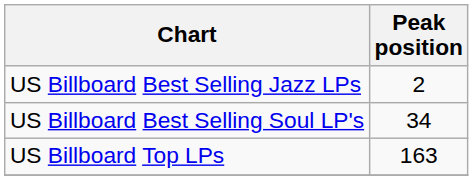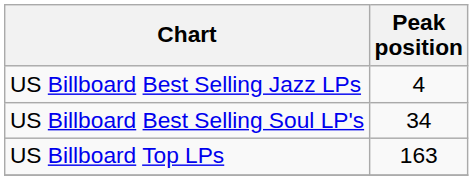(419, 84) 2 -> (419, 84) 4
